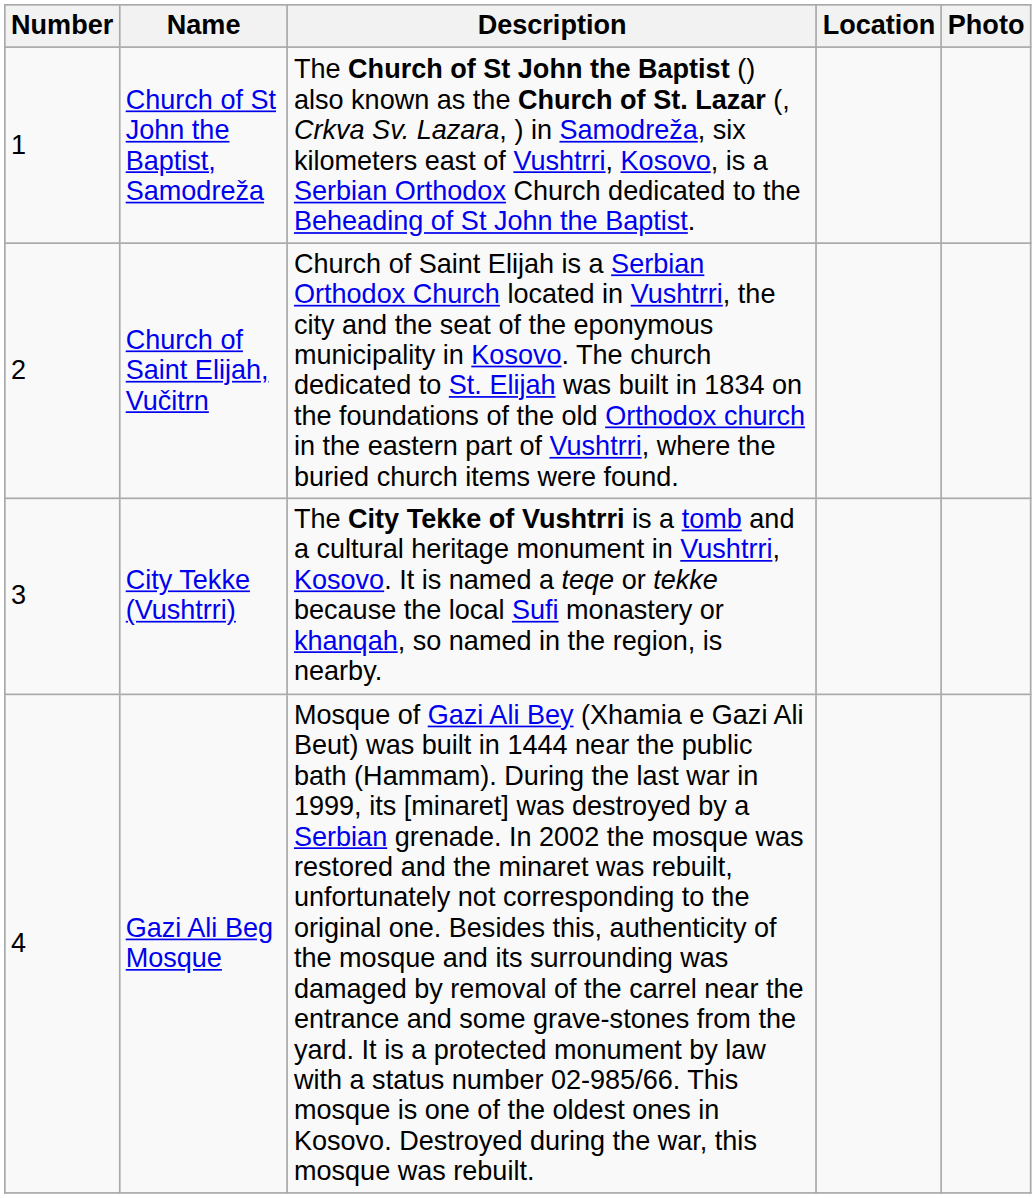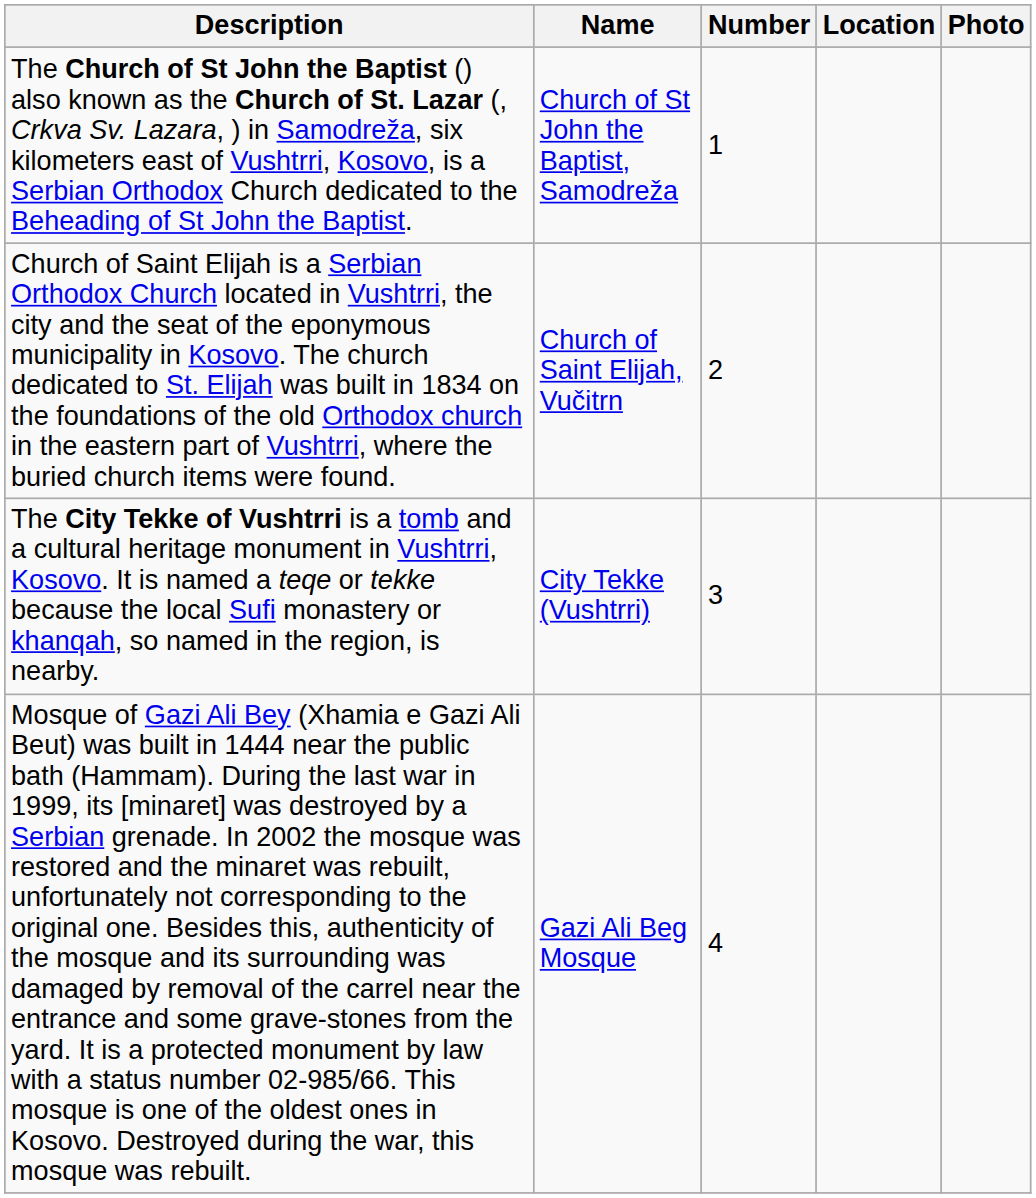columns swapped: (62, 25) <-> (552, 25)
